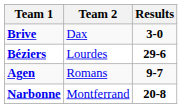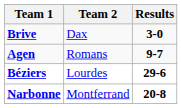rows swapped: (27, 53) <-> (21, 73)
